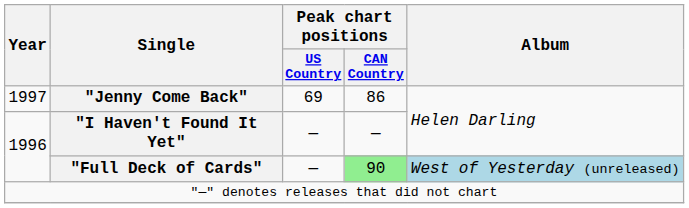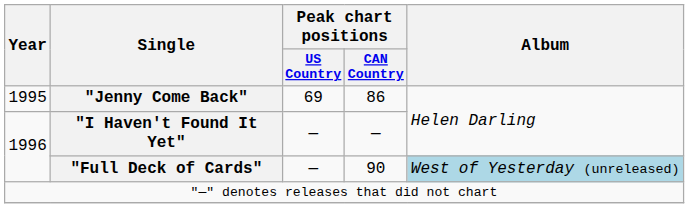(28, 98) 1997 -> (28, 98) 1995
(376, 169) lightgreen background -> (376, 169) no background
